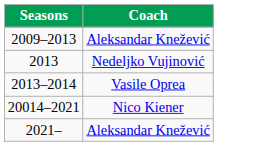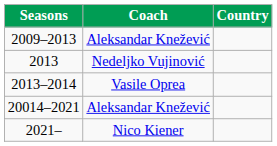+ column: (243, 15)
(148, 107) Nico Kiener -> (148, 107) Aleksandar Knežević
(148, 130) Aleksandar Knežević -> (148, 130) Nico Kiener
